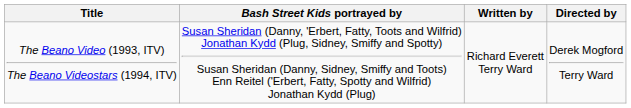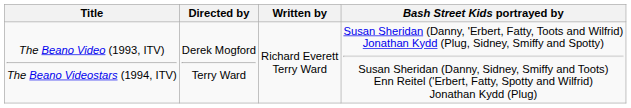columns swapped: (586, 13) <-> (322, 13)
